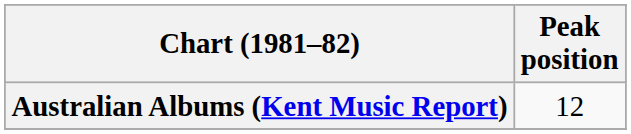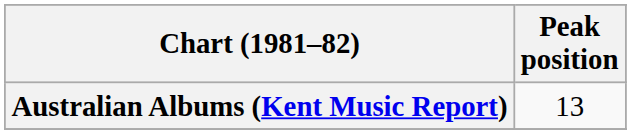(570, 105) 12 -> (570, 105) 13
